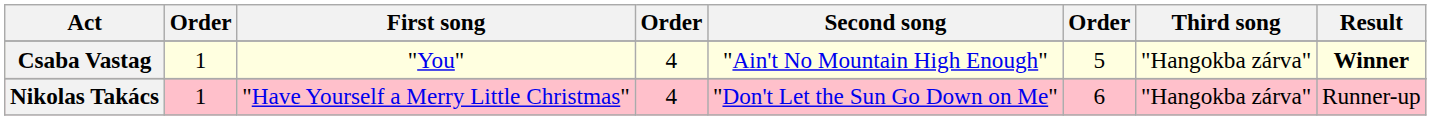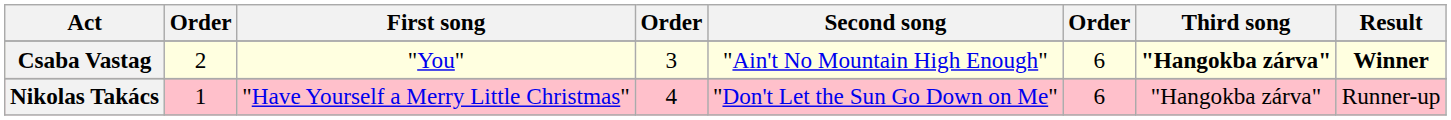(201, 59) 1 -> (201, 59) 2
(671, 59) 4 -> (671, 59) 3
(1099, 59) 5 -> (1099, 59) 6
(1226, 59) normal -> (1236, 59) bold
